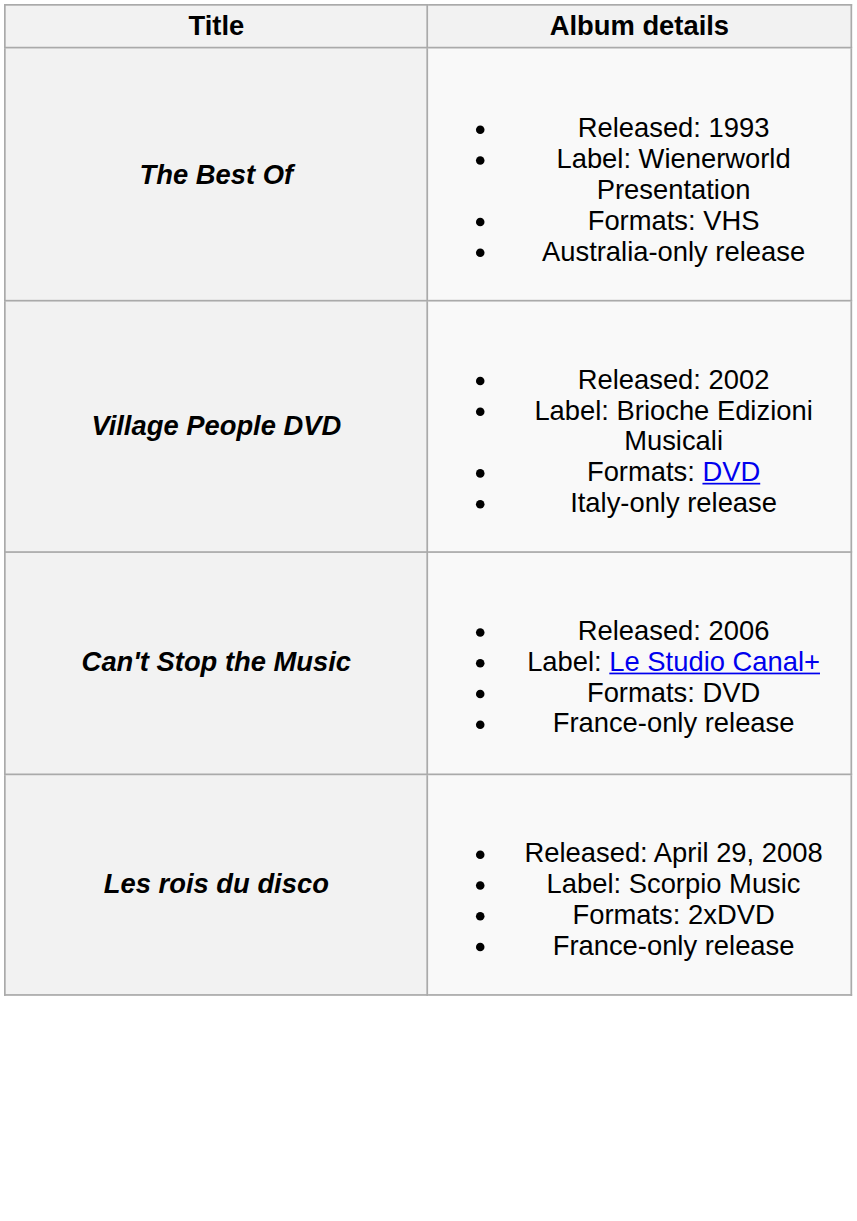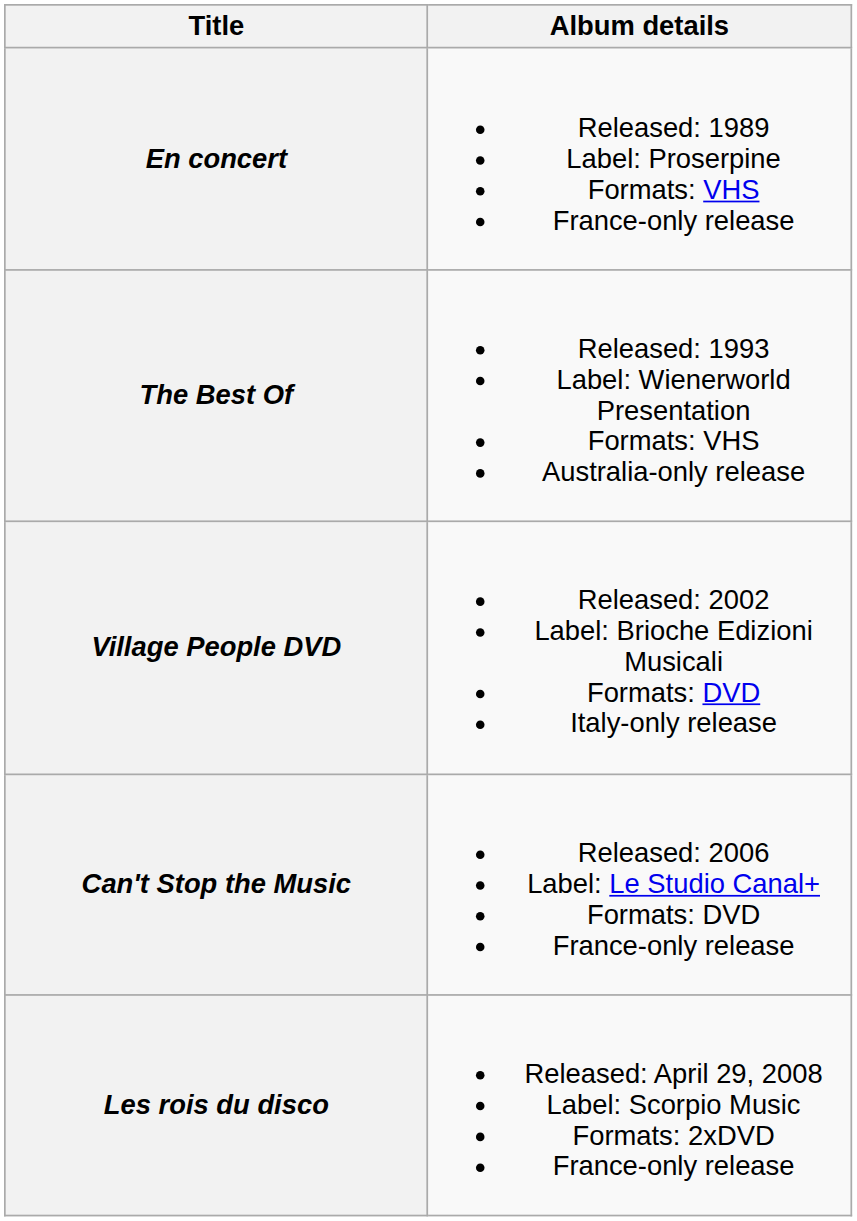+ row: (216, 158)
